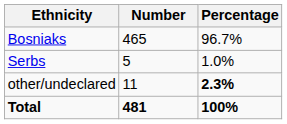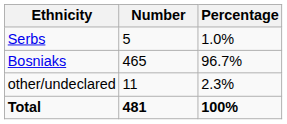rows swapped: (37, 38) <-> (27, 61)
(218, 84) bold -> (218, 84) normal
